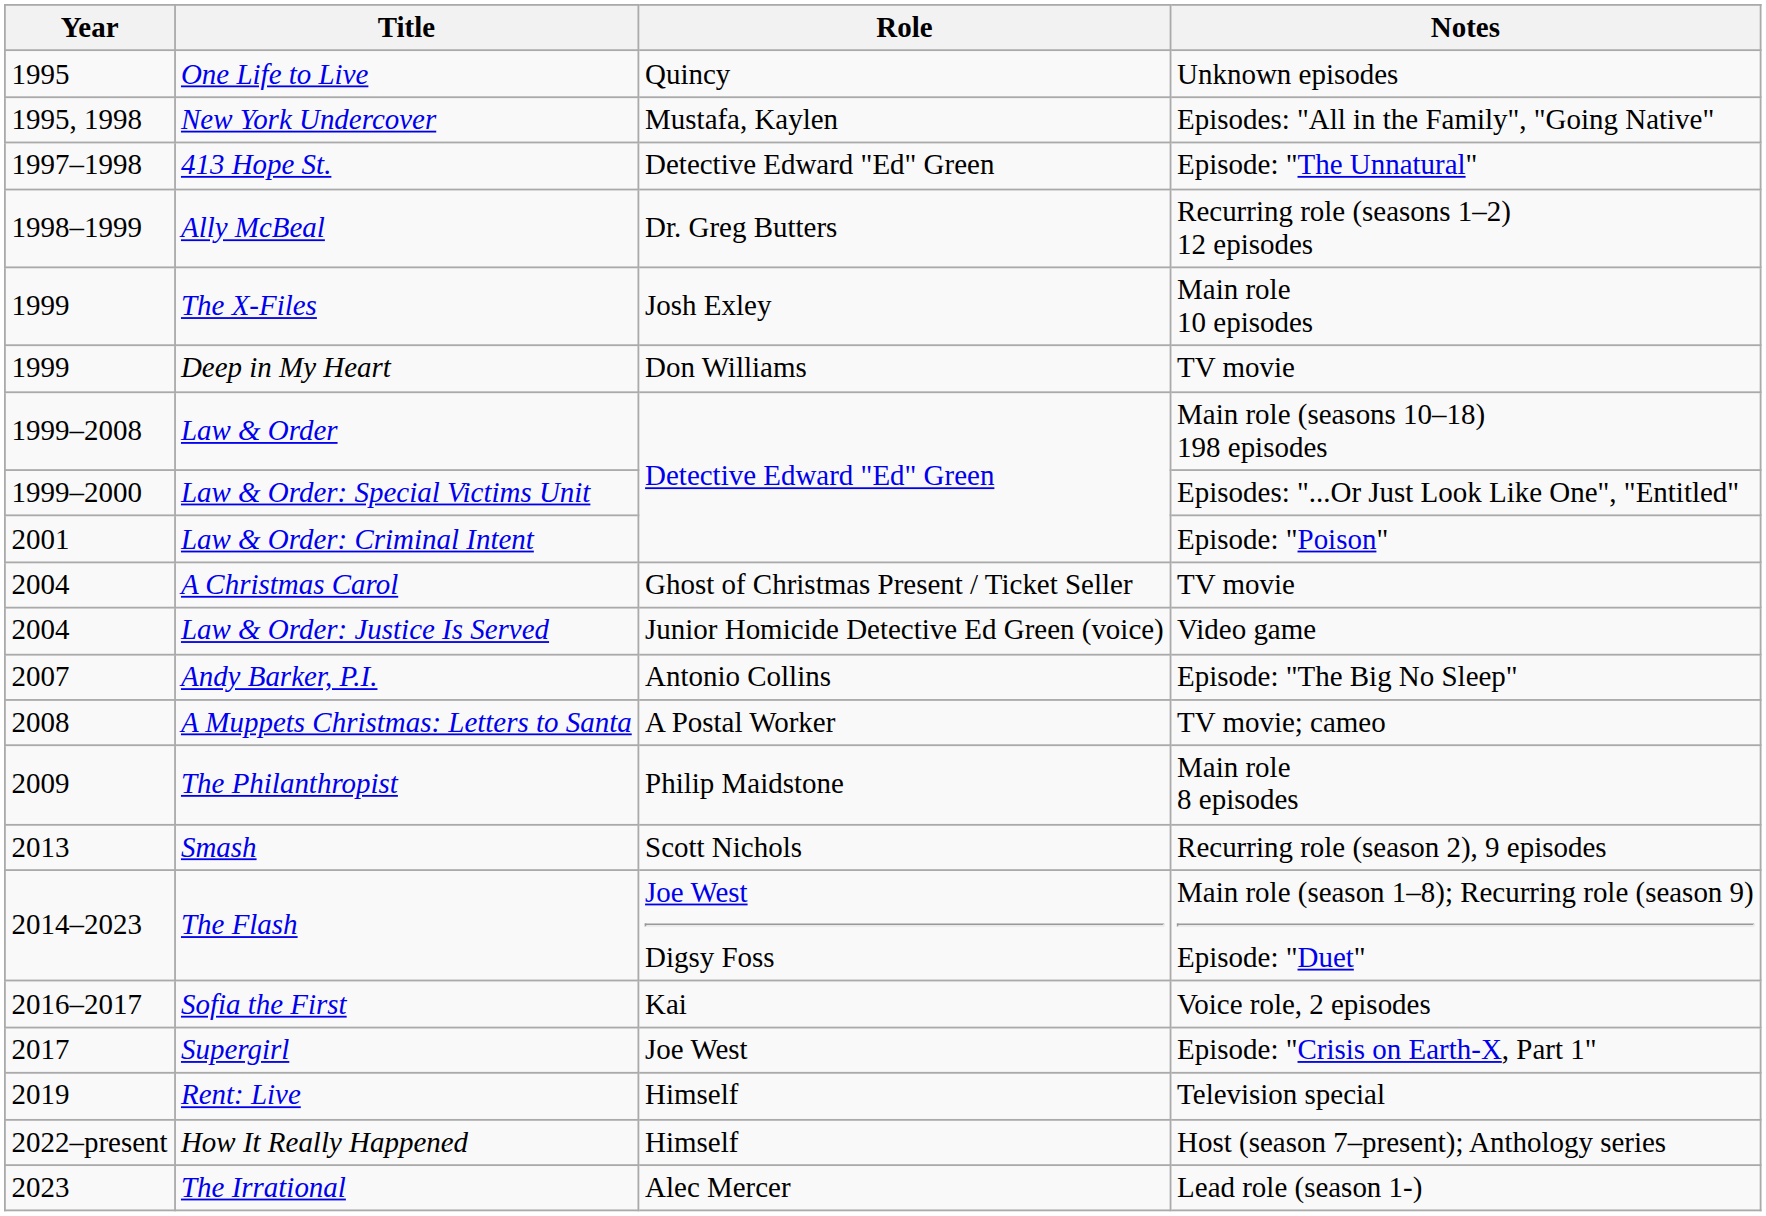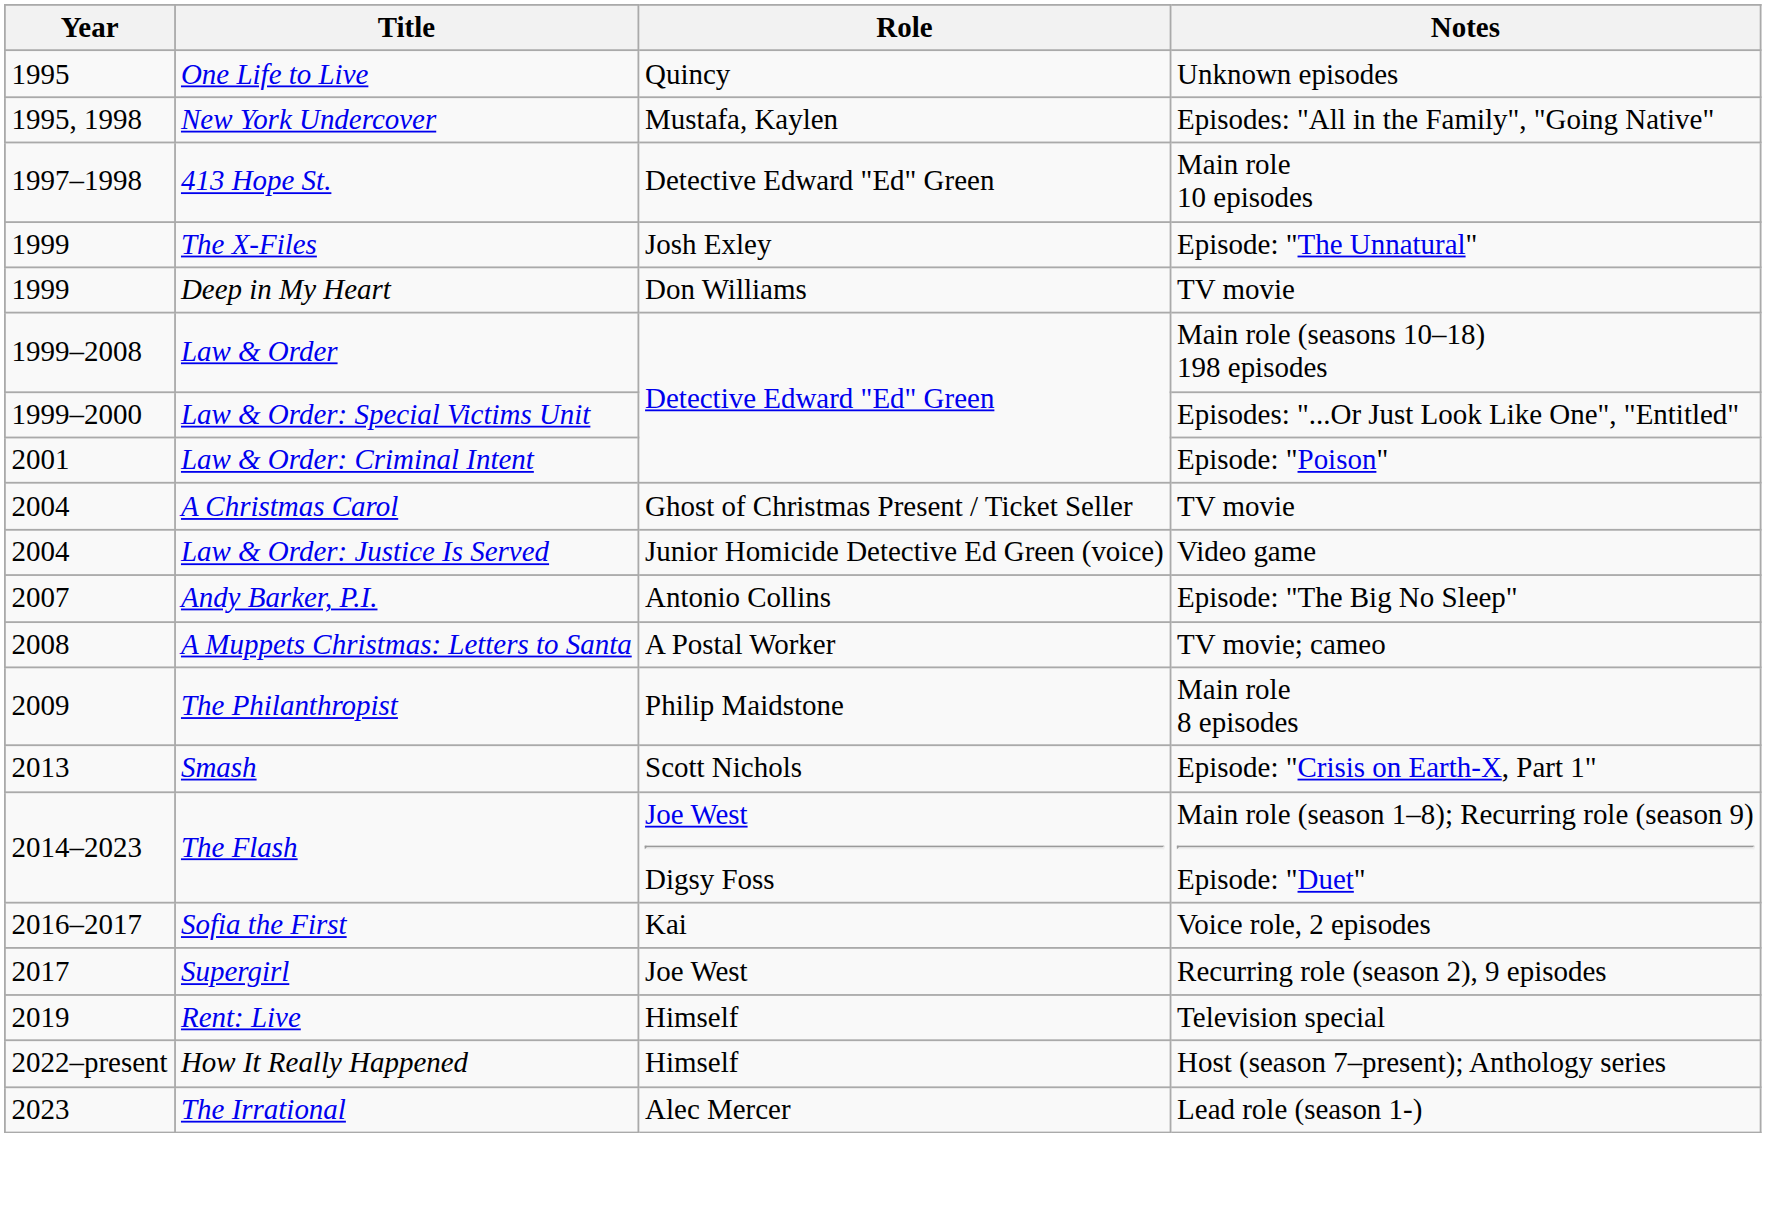(1327, 165) Episode: "The Unnatural" -> (1245, 181) Main role 10 episodes
- row: (253, 227)
(1245, 305) Main role 10 episodes -> (1327, 243) Episode: "The Unnatural"
(1392, 846) Recurring role (season 2), 9 episodes -> (1387, 768) Episode: "Crisis on Earth-X, Part 1"
(1387, 1049) Episode: "Crisis on Earth-X, Part 1" -> (1392, 971) Recurring role (season 2), 9 episodes
